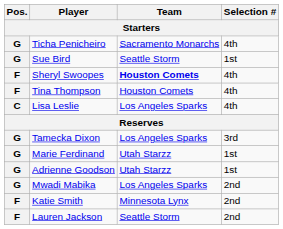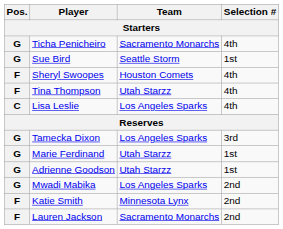(159, 75) bold -> (156, 75) normal
(156, 91) Houston Comets -> (145, 91) Utah Starzz
(149, 216) Seattle Storm -> (169, 216) Sacramento Monarchs
